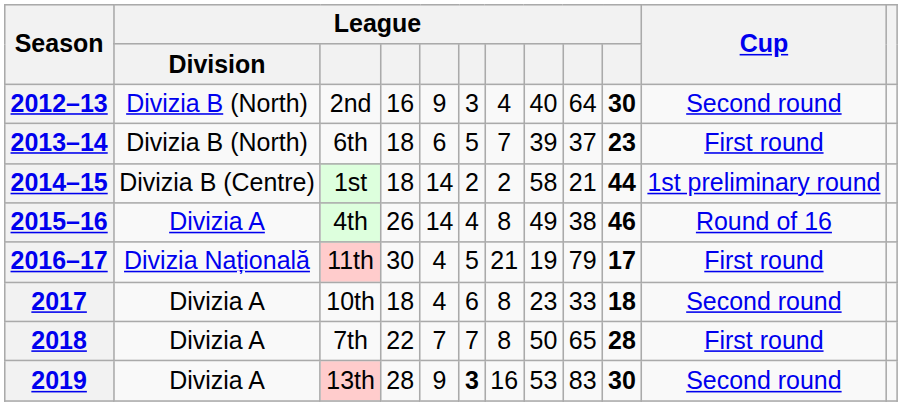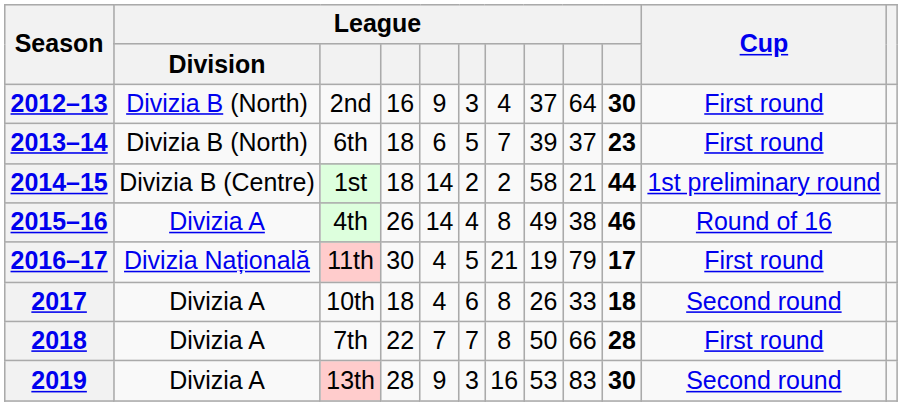(543, 103) 40 -> (543, 103) 37
(764, 103) Second round -> (764, 103) First round
(543, 301) 23 -> (543, 301) 26
(583, 340) 65 -> (583, 340) 66
(472, 380) bold -> (472, 380) normal
